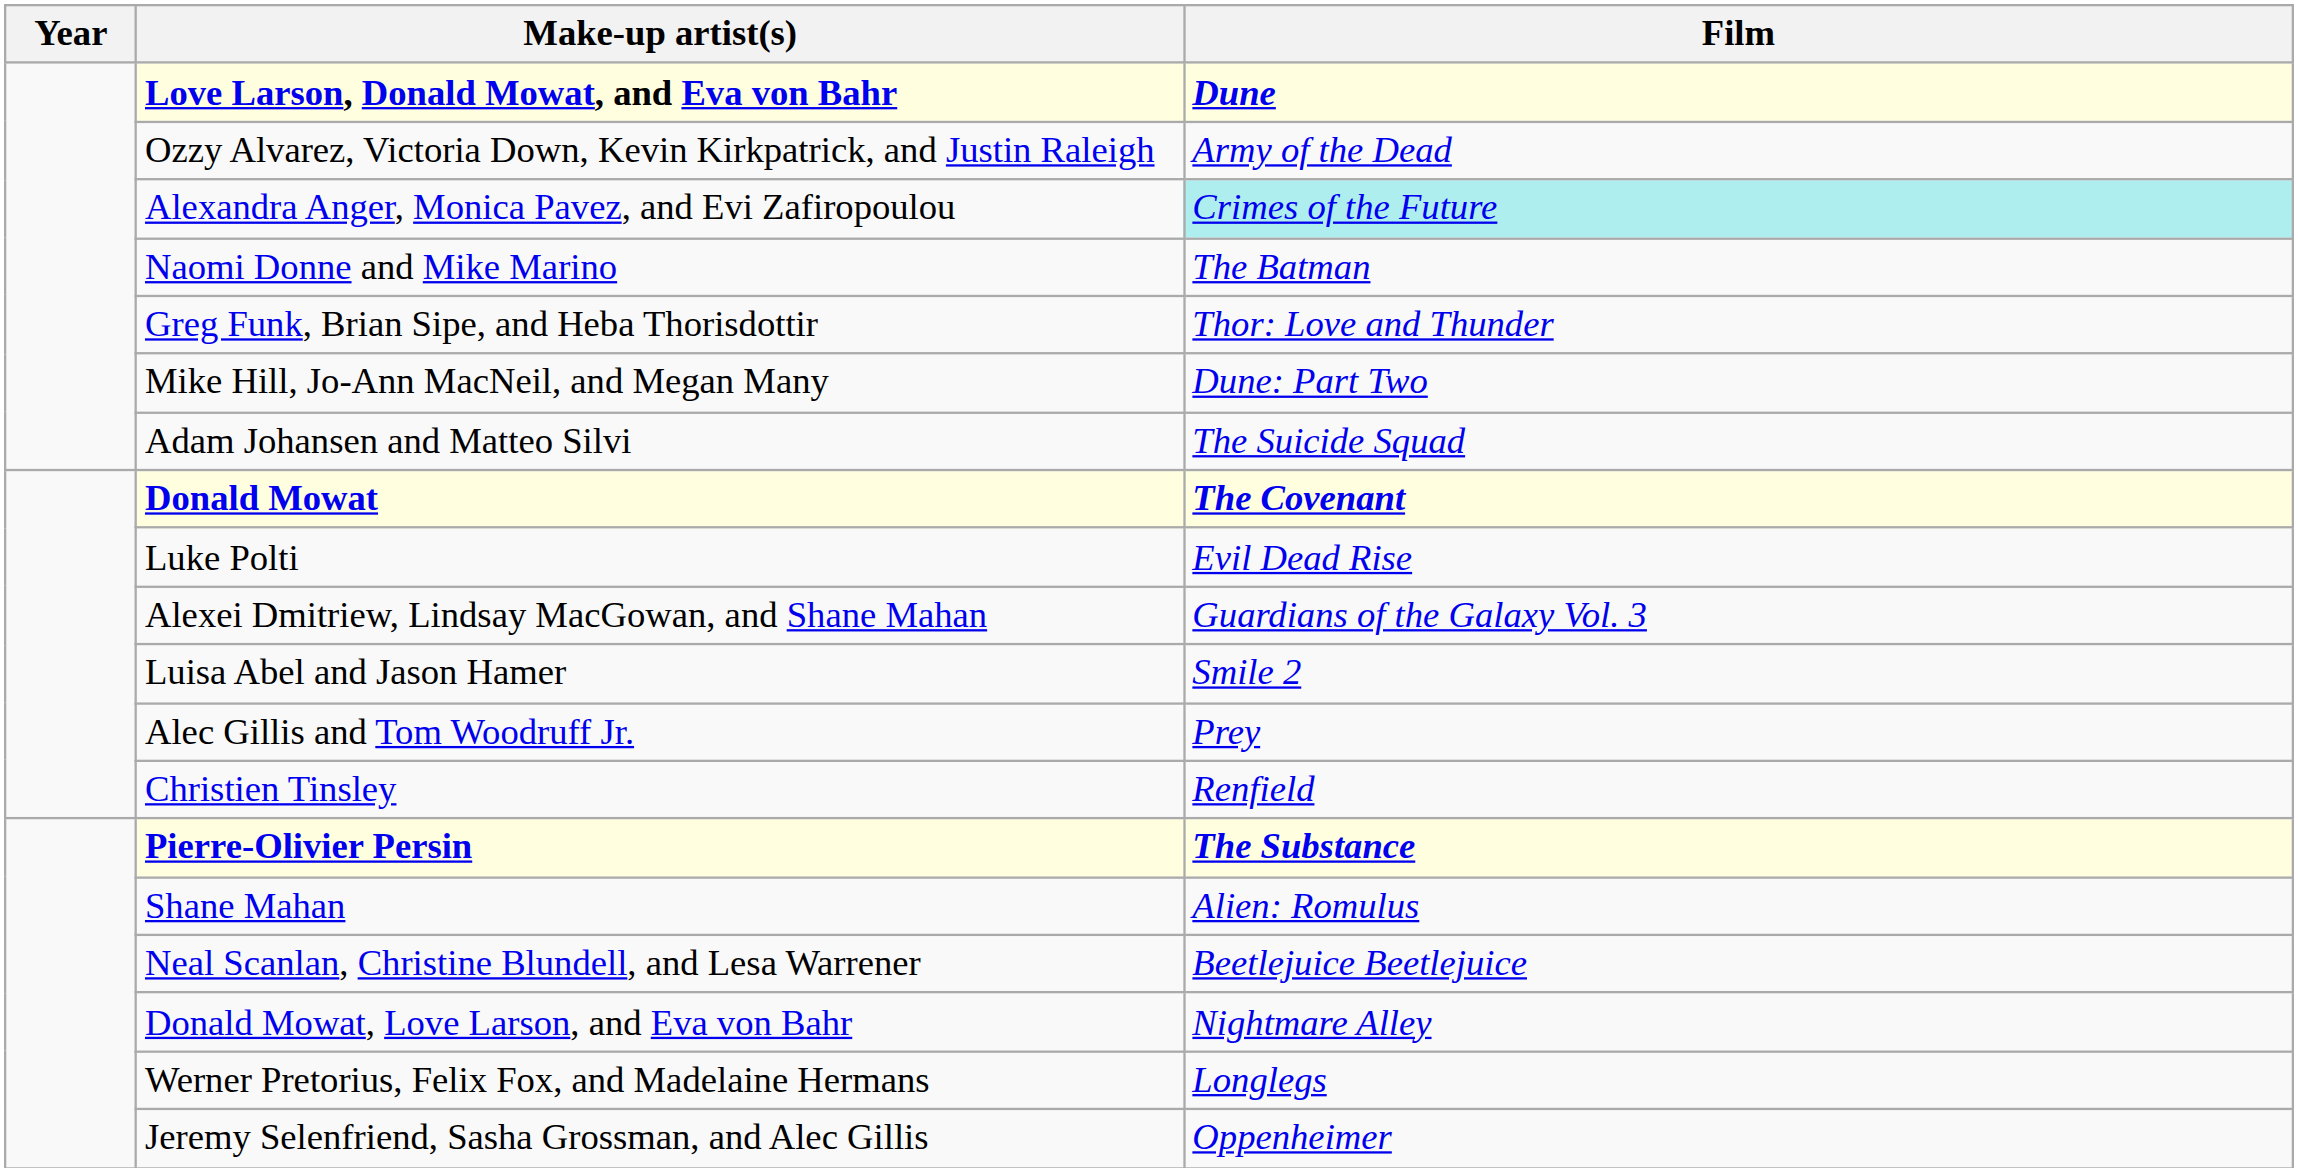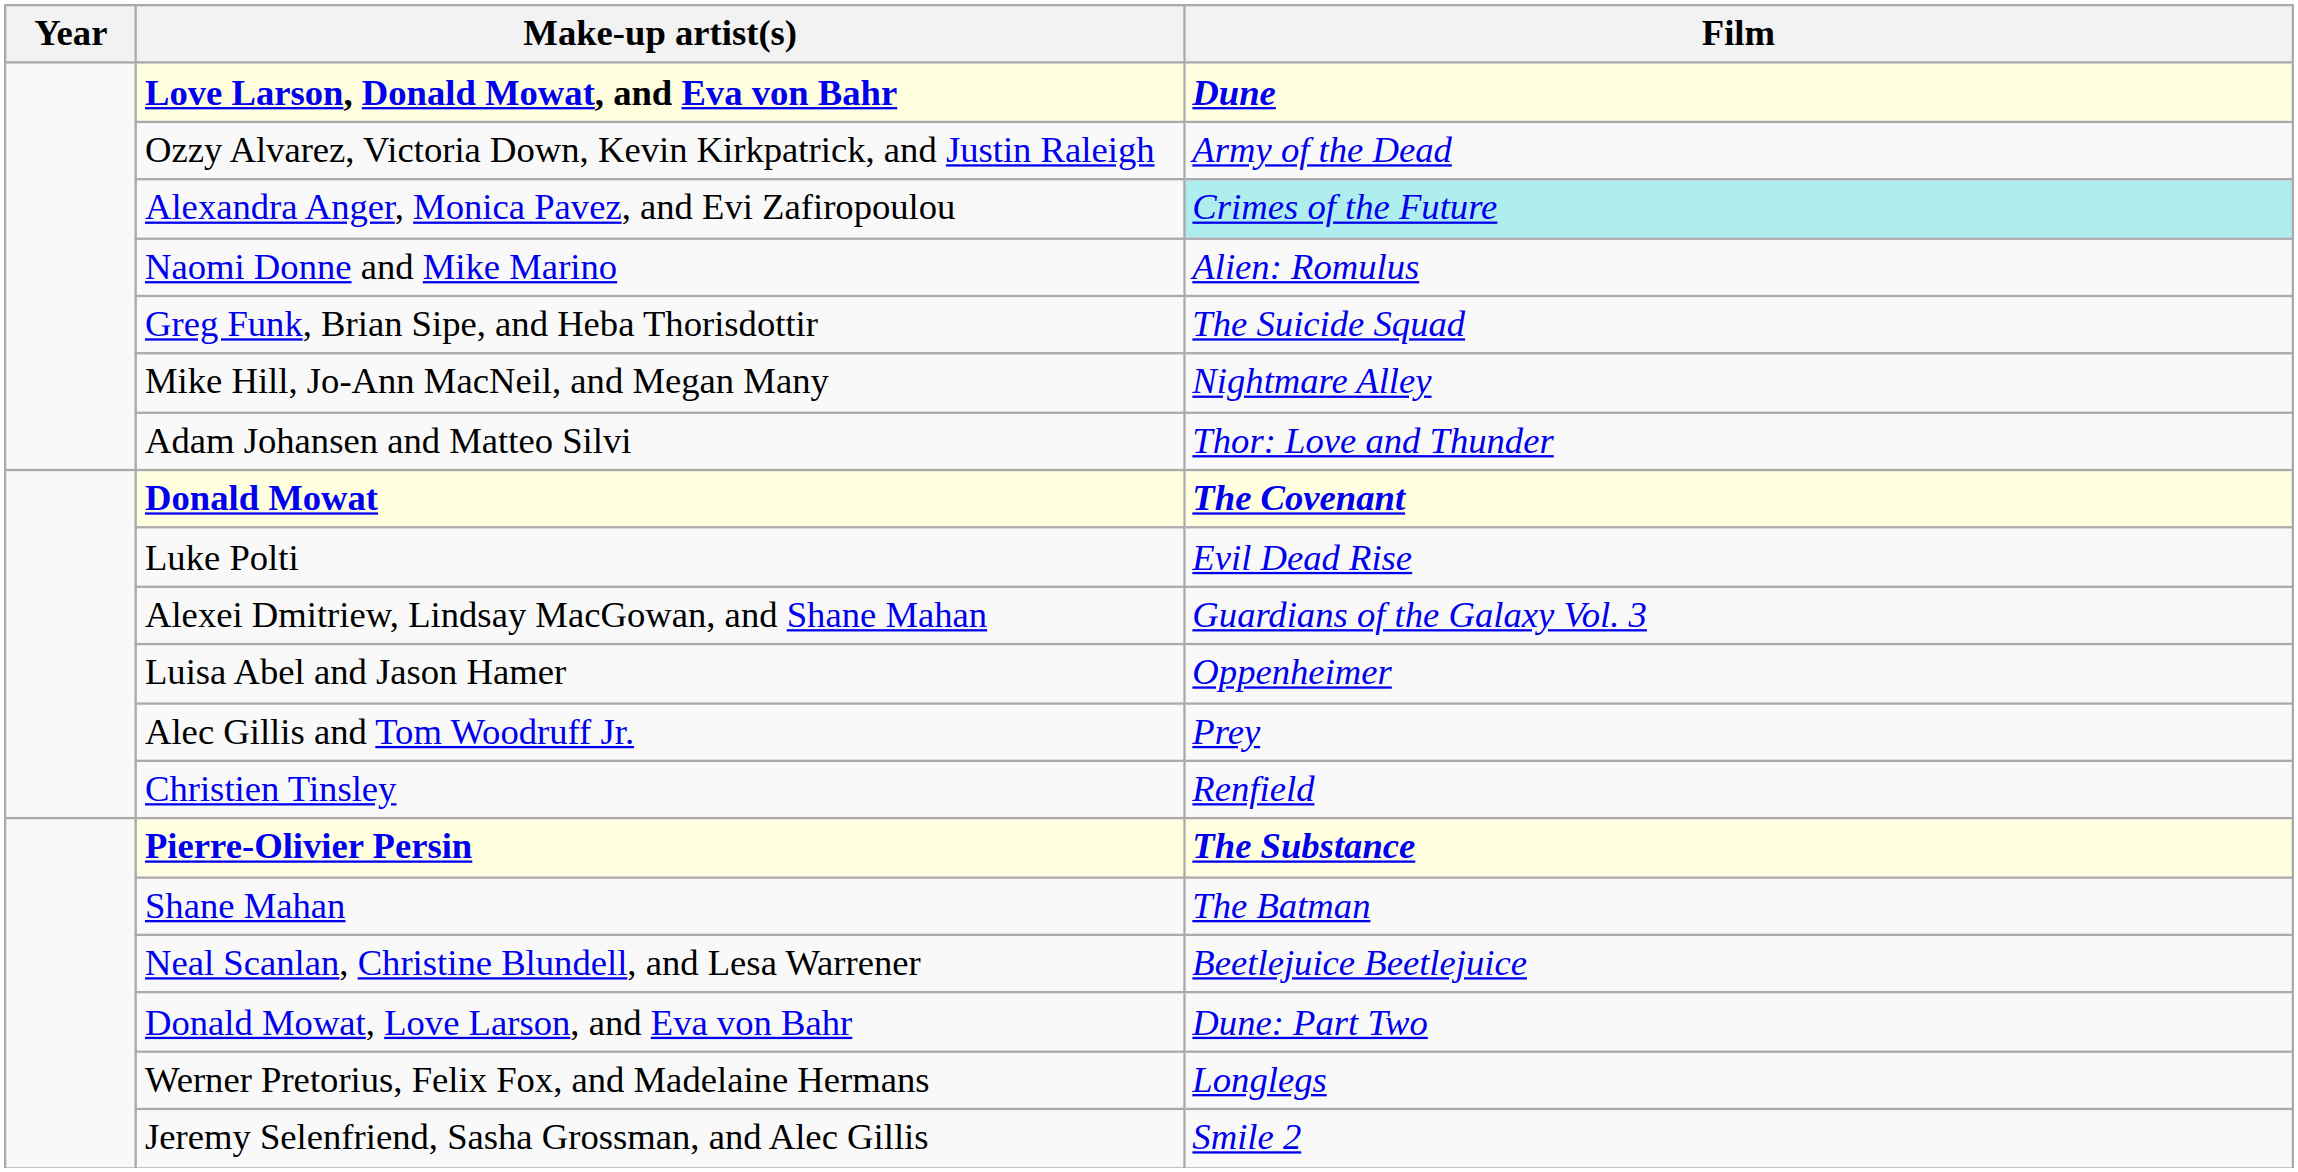(1281, 265) The Batman -> (1306, 265) Alien: Romulus
(1373, 324) Thor: Love and Thunder -> (1329, 324) The Suicide Squad
(1310, 382) Dune: Part Two -> (1312, 382) Nightmare Alley
(1329, 440) The Suicide Squad -> (1373, 440) Thor: Love and Thunder
(1247, 672) Smile 2 -> (1292, 672) Oppenheimer
(1306, 905) Alien: Romulus -> (1281, 905) The Batman
(1312, 1021) Nightmare Alley -> (1310, 1021) Dune: Part Two
(1292, 1137) Oppenheimer -> (1247, 1137) Smile 2
